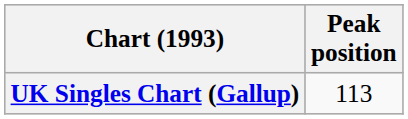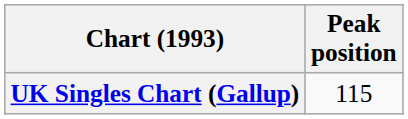(354, 93) 113 -> (354, 93) 115
